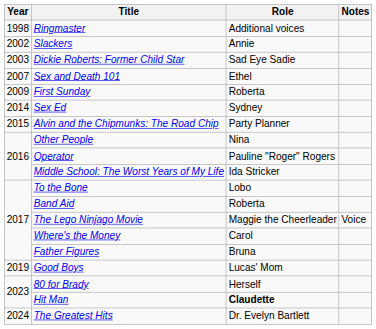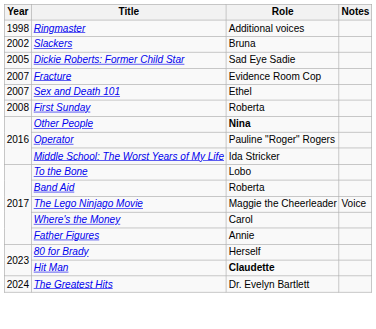(242, 44) Annie -> (242, 44) Bruna
(18, 60) 2003 -> (18, 60) 2005
+ row: (52, 76)
(18, 92) 2009 -> (18, 108) 2008
- row: (50, 108)
- row: (126, 124)
(239, 140) normal -> (240, 124) bold
(242, 252) Bruna -> (242, 236) Annie
- row: (59, 268)
